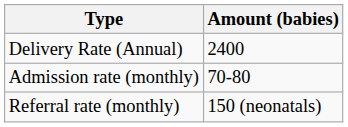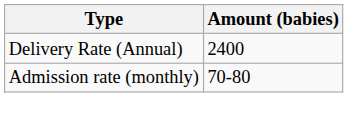- row: (94, 106)
